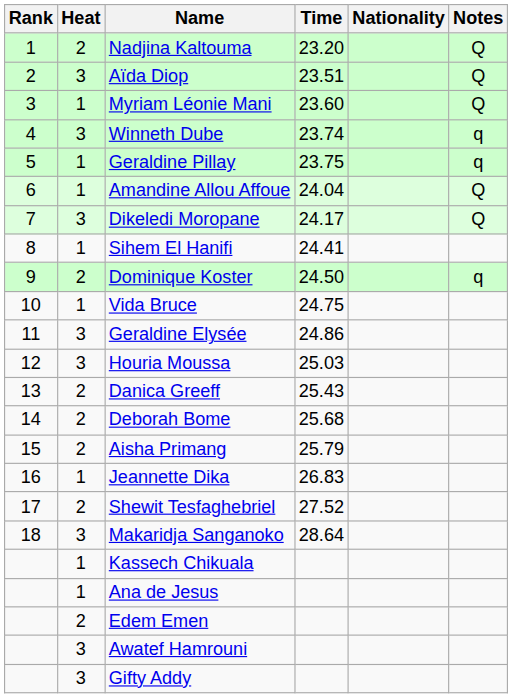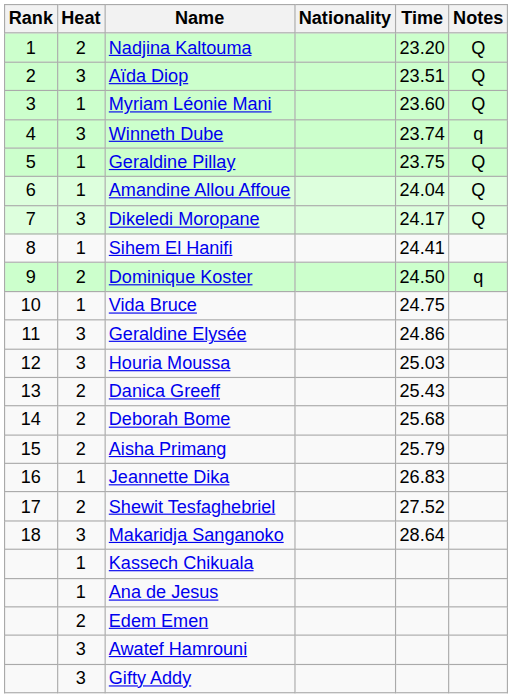columns swapped: (399, 18) <-> (321, 18)
(478, 162) q -> (478, 162) Q
